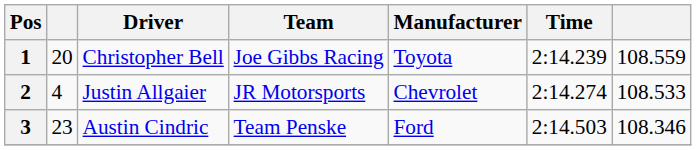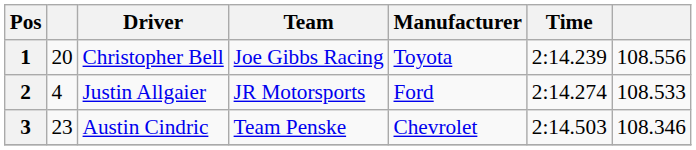(651, 57) 108.559 -> (651, 57) 108.556
(435, 92) Chevrolet -> (414, 92) Ford
(414, 127) Ford -> (435, 127) Chevrolet
